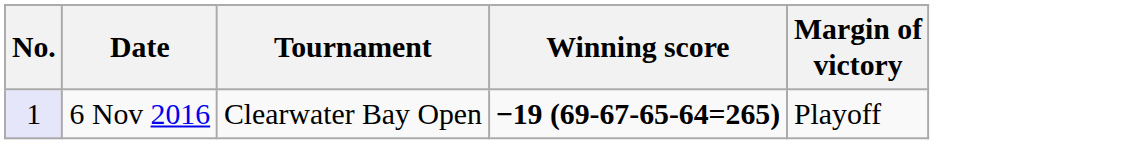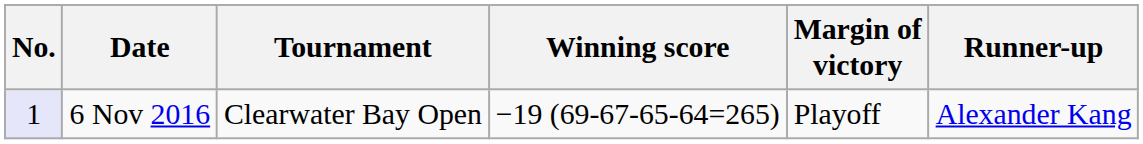+ column: (1034, 46)
(638, 113) bold -> (638, 113) normal
